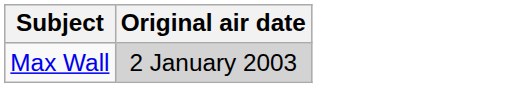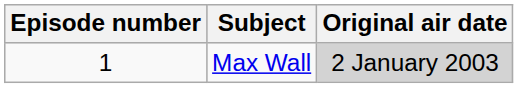+ column: (106, 23)
